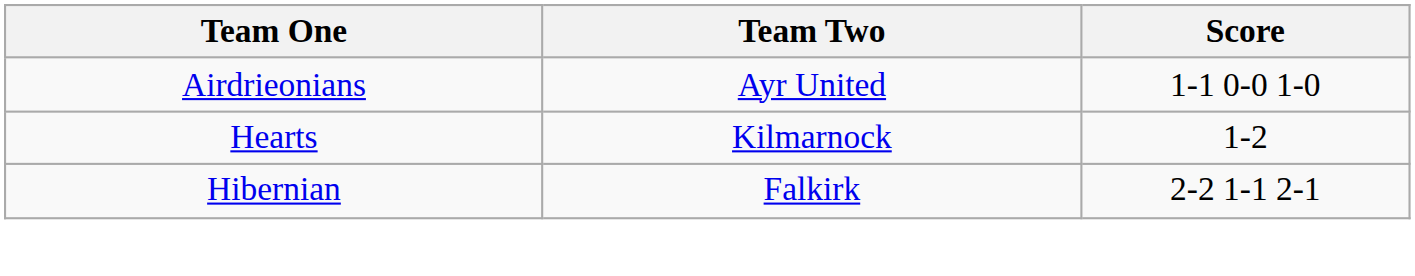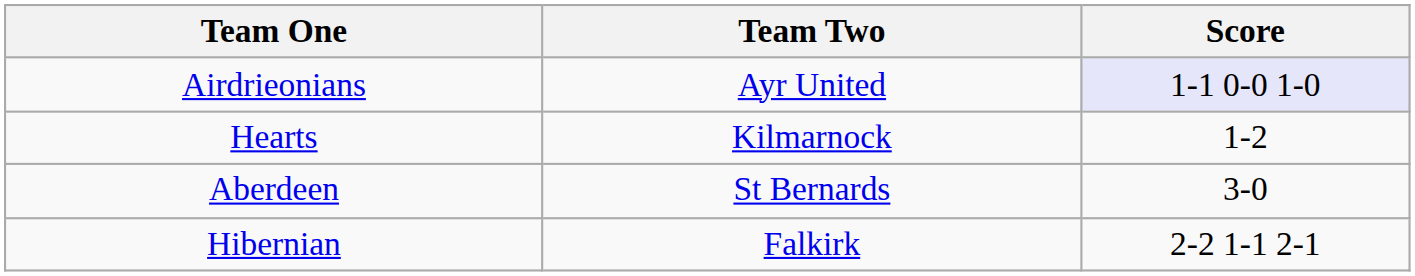(1245, 84) no background -> (1245, 84) lavender background
+ row: (274, 190)
